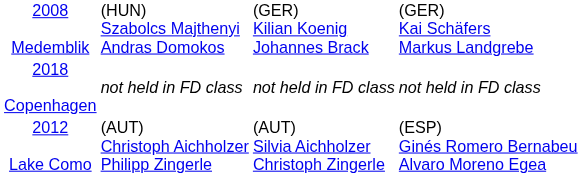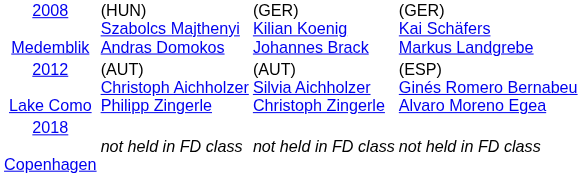rows swapped: (50, 146) <-> (50, 87)
